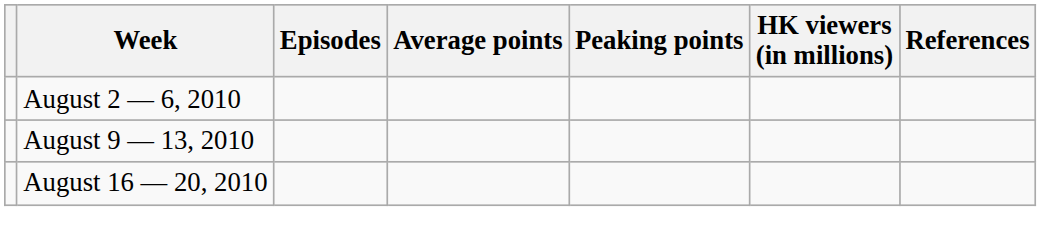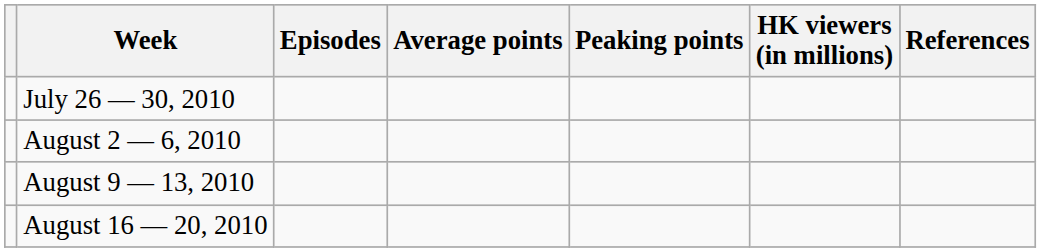+ row: (129, 98)
